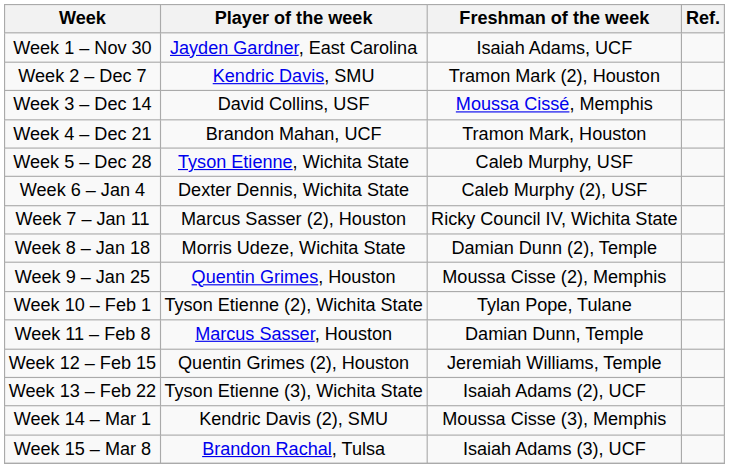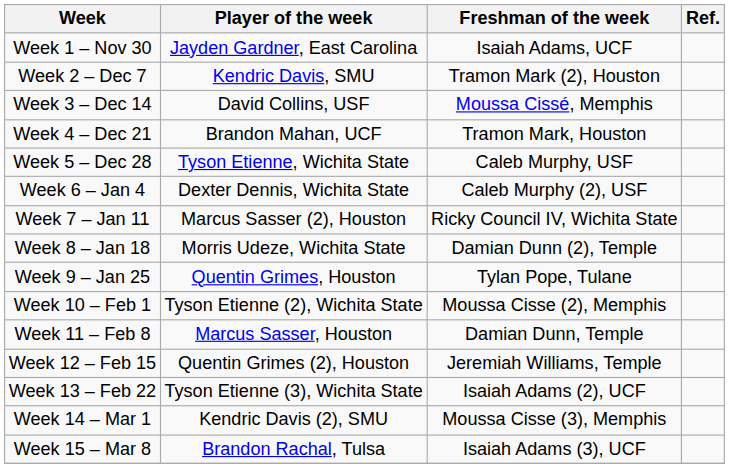(554, 276) Moussa Cisse (2), Memphis -> (554, 276) Tylan Pope, Tulane
(554, 305) Tylan Pope, Tulane -> (554, 305) Moussa Cisse (2), Memphis
